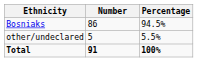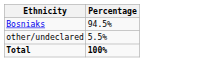- column: (113, 11)
